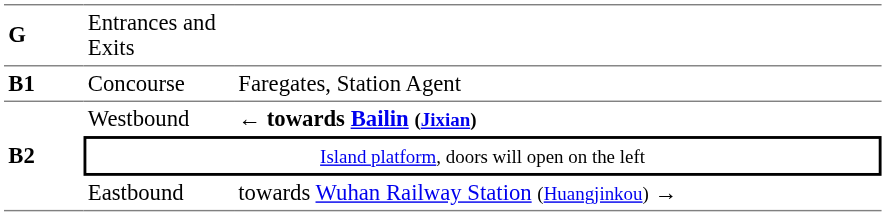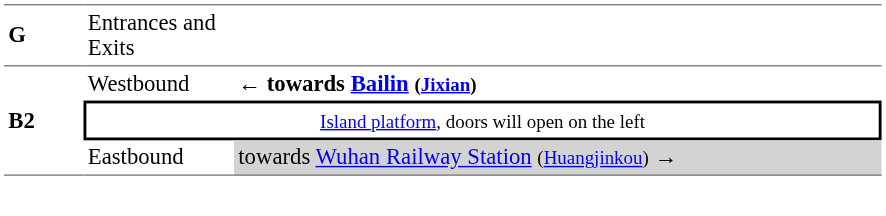- row: (136, 83)
(458, 192) no background -> (458, 157) lightgrey background
